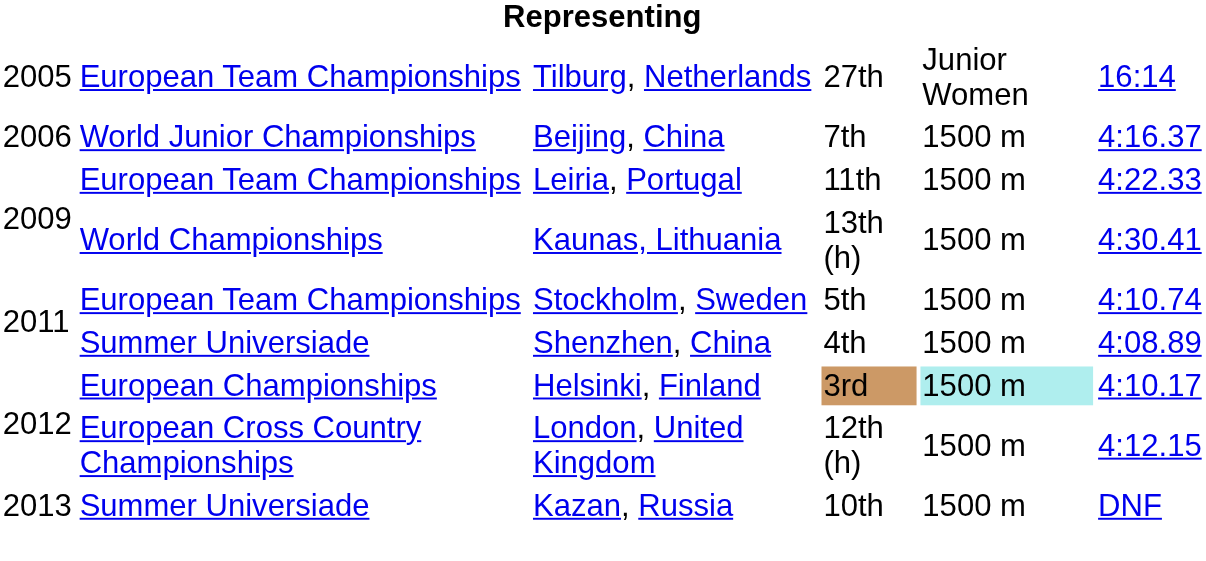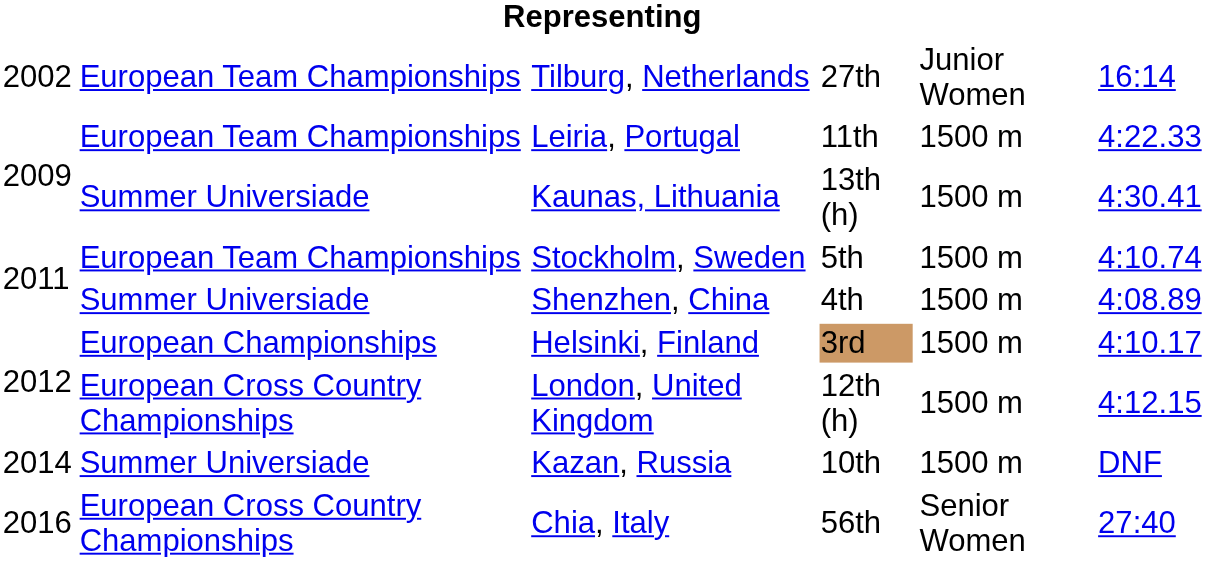(37, 76) 2005 -> (37, 76) 2002
- row: (629, 137)
(231, 239) World Championships -> (225, 197) Summer Universiade
(974, 385) paleturquoise background -> (971, 342) no background
(37, 505) 2013 -> (37, 463) 2014
+ row: (600, 523)
